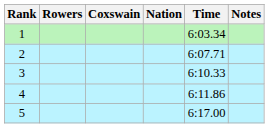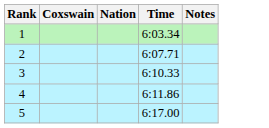- column: (62, 14)
